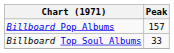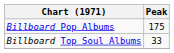(157, 26) 157 -> (157, 26) 175
